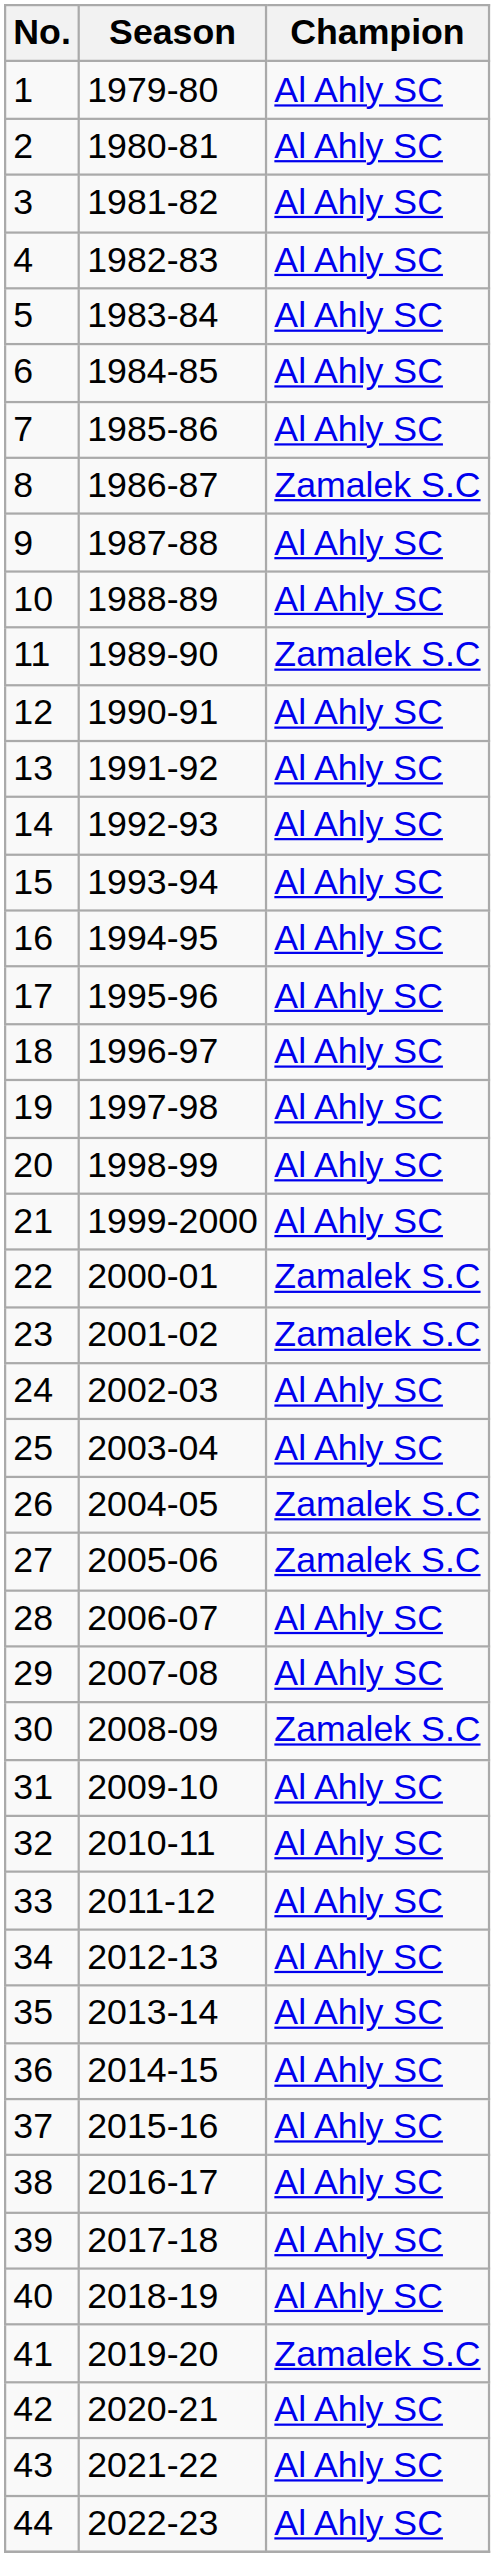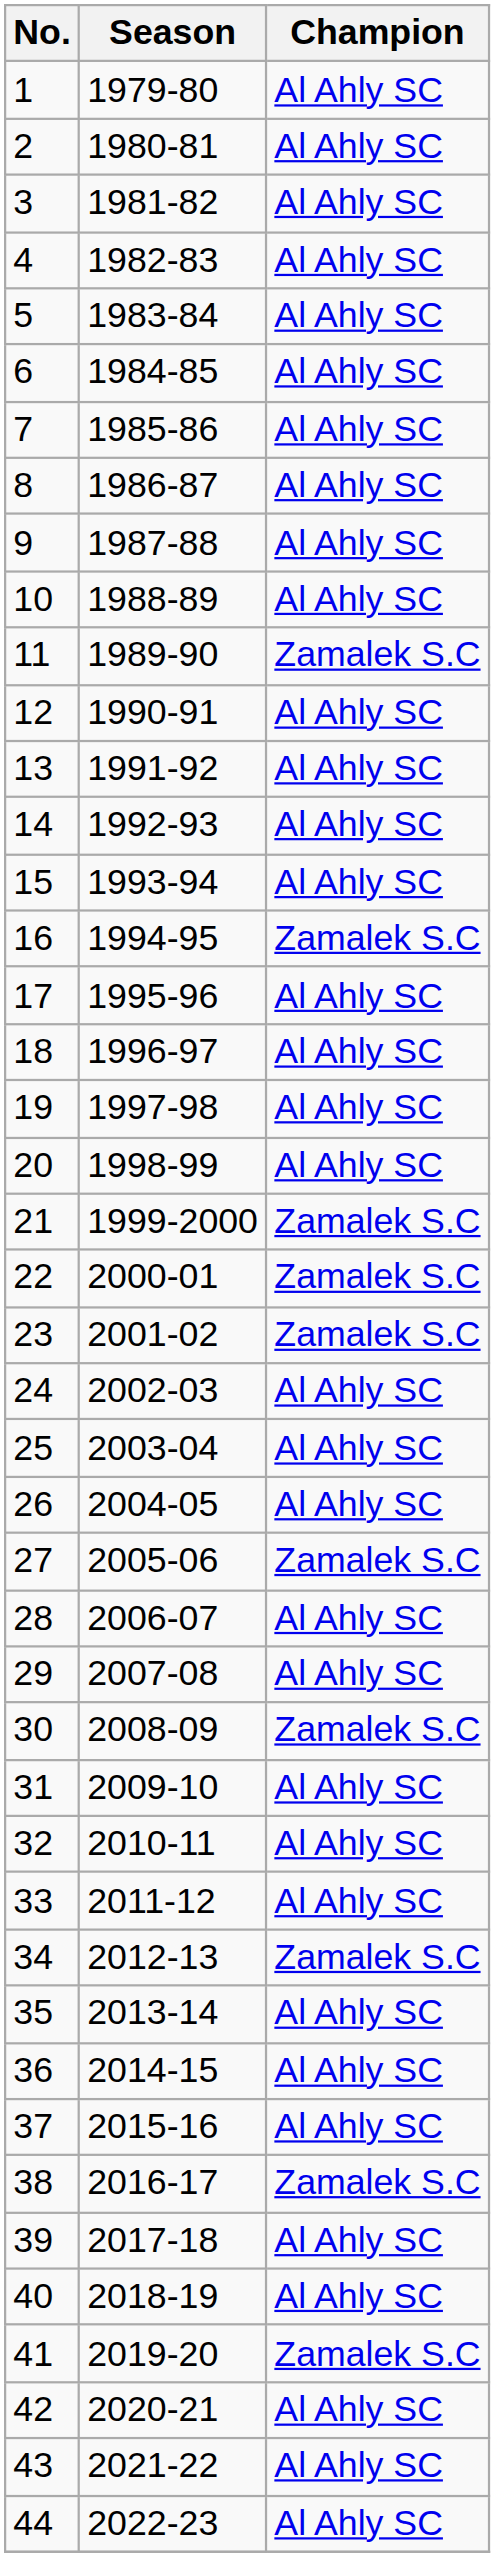(377, 485) Zamalek S.C -> (359, 485) Al Ahly SC
(359, 938) Al Ahly SC -> (377, 938) Zamalek S.C
(359, 1221) Al Ahly SC -> (377, 1221) Zamalek S.C
(377, 1504) Zamalek S.C -> (359, 1504) Al Ahly SC
(359, 1956) Al Ahly SC -> (377, 1956) Zamalek S.C
(359, 2183) Al Ahly SC -> (377, 2183) Zamalek S.C
